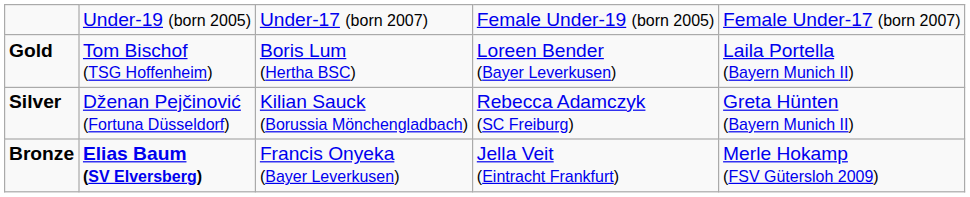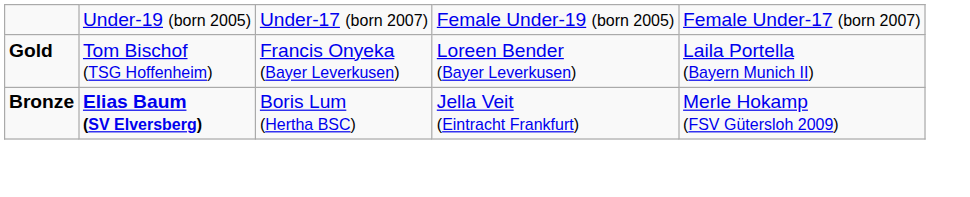(308, 60) Boris Lum (Hertha BSC) -> (330, 60) Francis Onyeka (Bayer Leverkusen)
- row: (35, 102)
(330, 165) Francis Onyeka (Bayer Leverkusen) -> (308, 113) Boris Lum (Hertha BSC)
